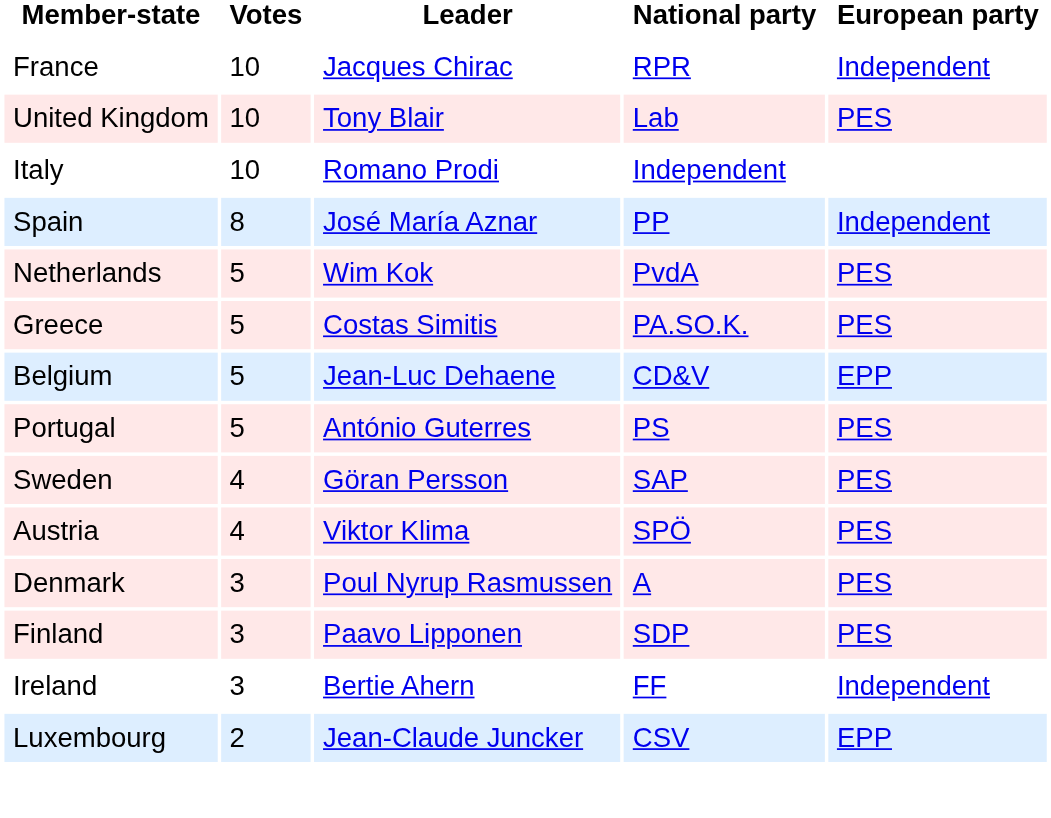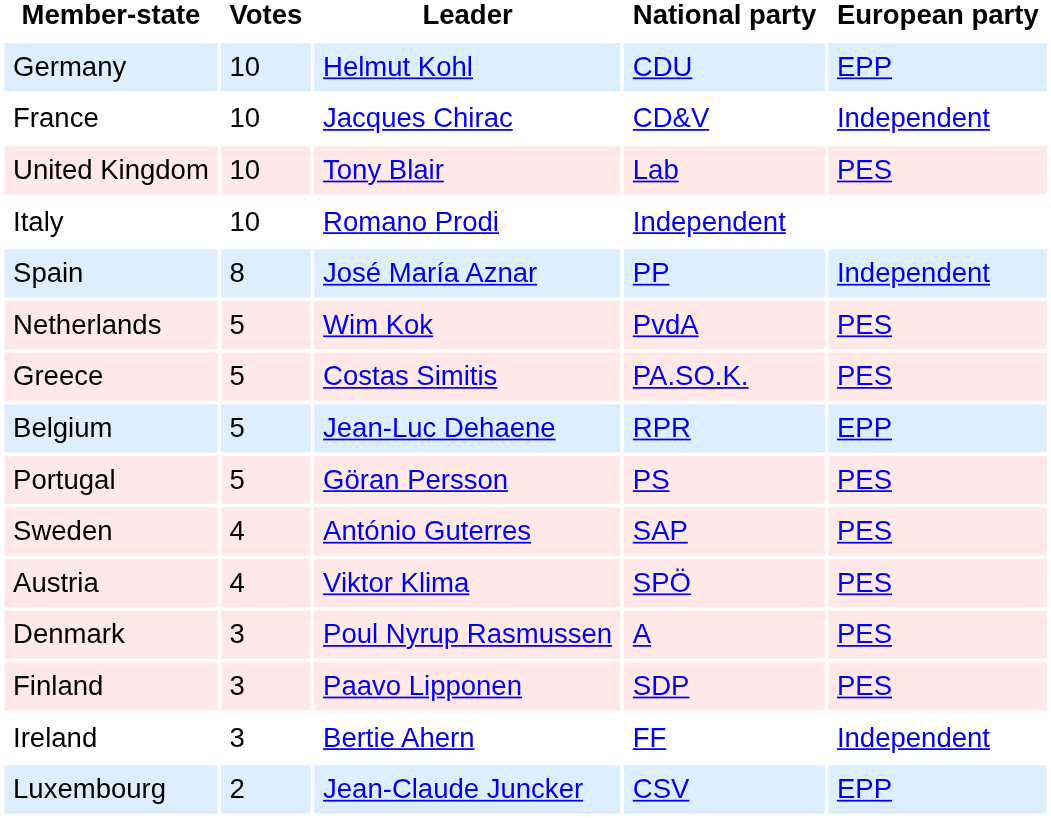+ row: (70, 66)
(662, 66) RPR -> (671, 118) CD&V
(671, 376) CD&V -> (662, 427) RPR
(427, 427) António Guterres -> (416, 479) Göran Persson
(416, 479) Göran Persson -> (427, 531) António Guterres
